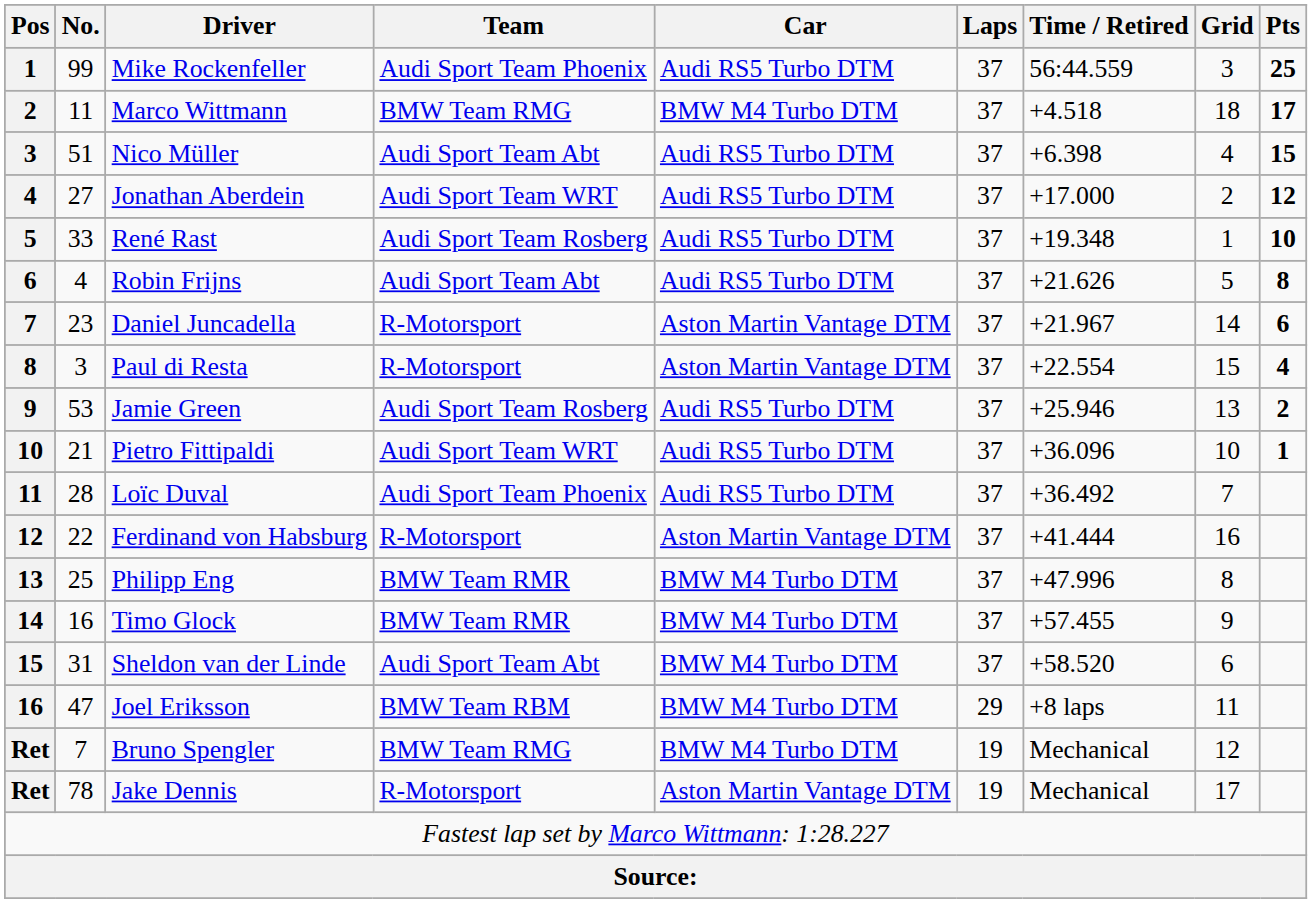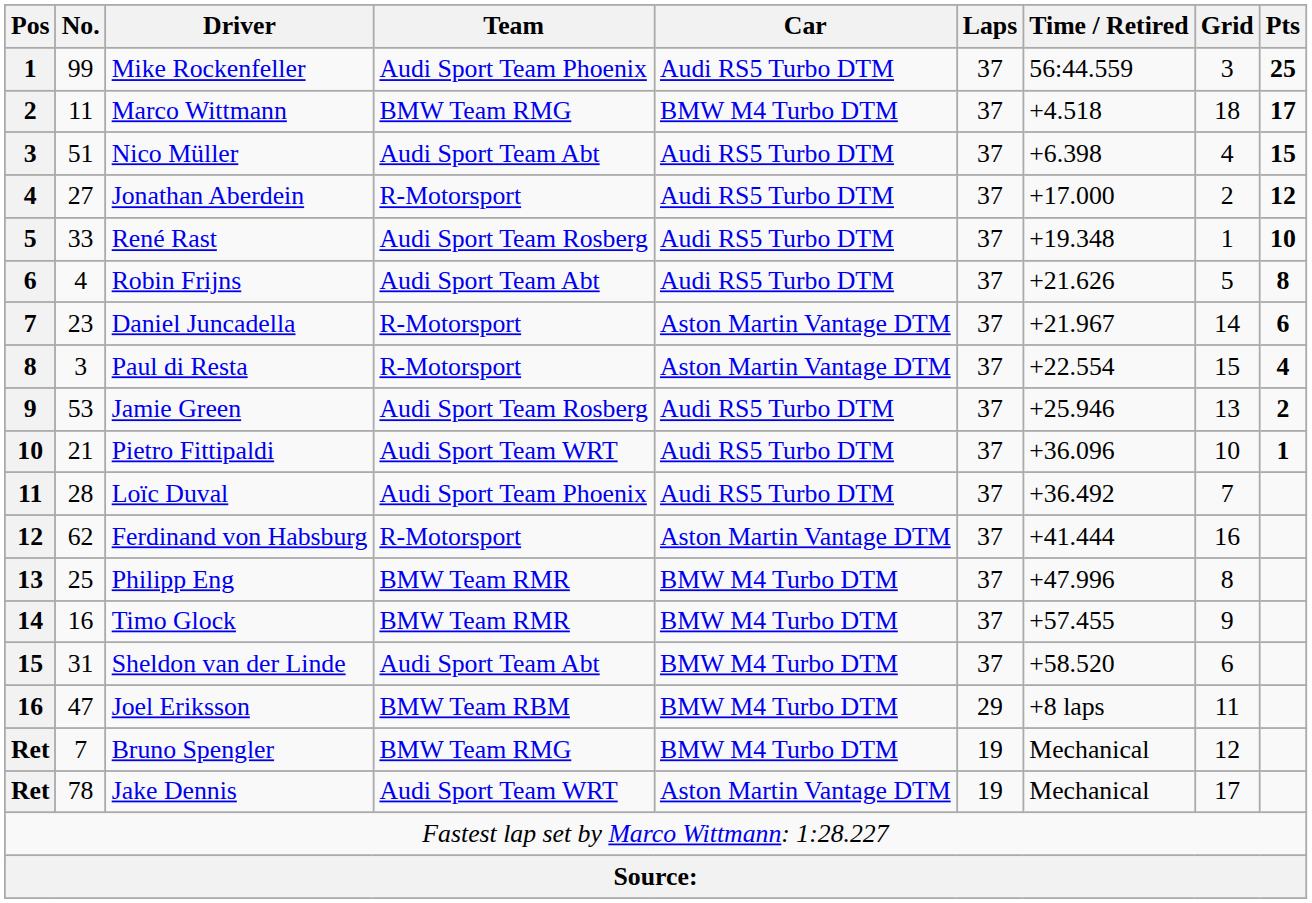(499, 196) Audi Sport Team WRT -> (450, 196) R-Motorsport
(81, 536) 22 -> (81, 536) 62
(450, 791) R-Motorsport -> (499, 791) Audi Sport Team WRT
